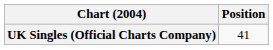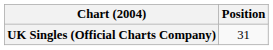(243, 34) 41 -> (243, 34) 31
